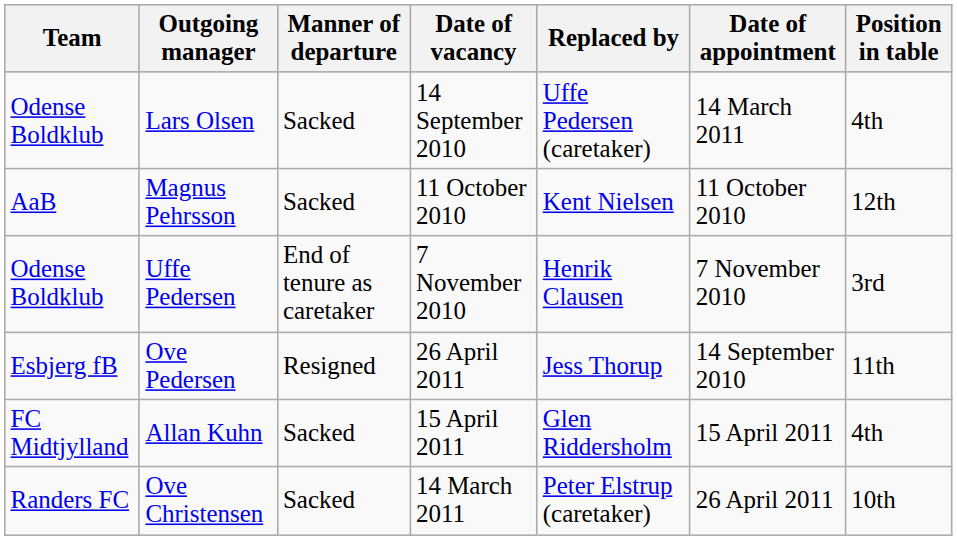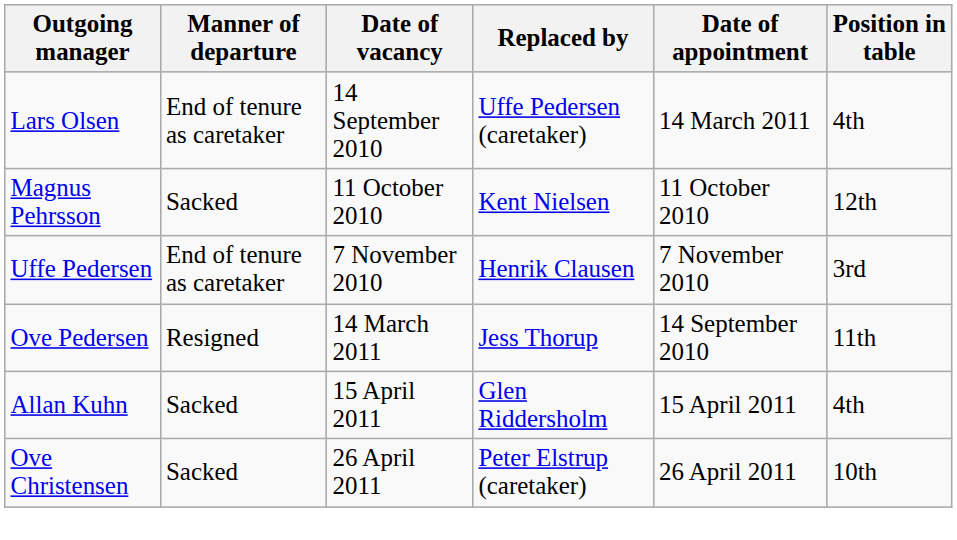- column: (72, 38)
(319, 120) Sacked -> (234, 120) End of tenure as caretaker
(457, 365) 26 April 2011 -> (381, 337) 14 March 2011
(464, 500) 14 March 2011 -> (374, 472) 26 April 2011
